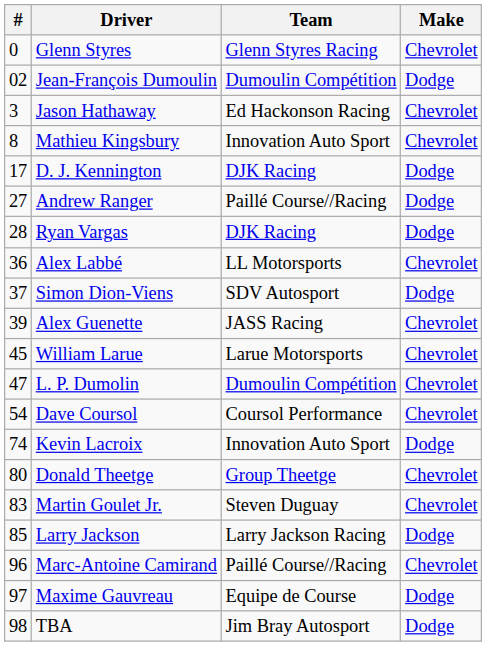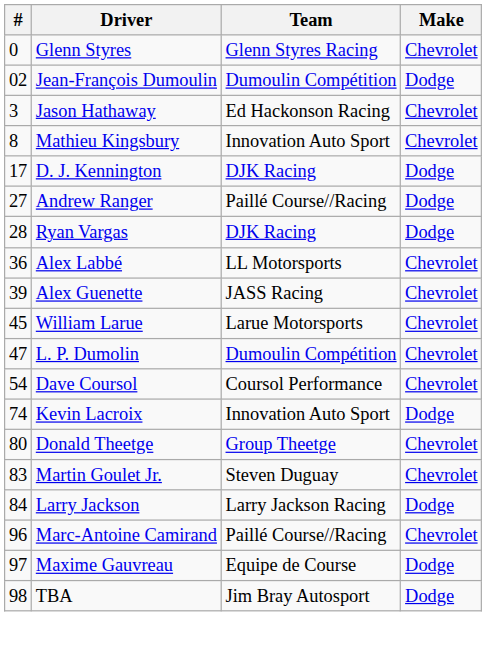- row: (104, 292)
(18, 535) 85 -> (18, 505) 84
